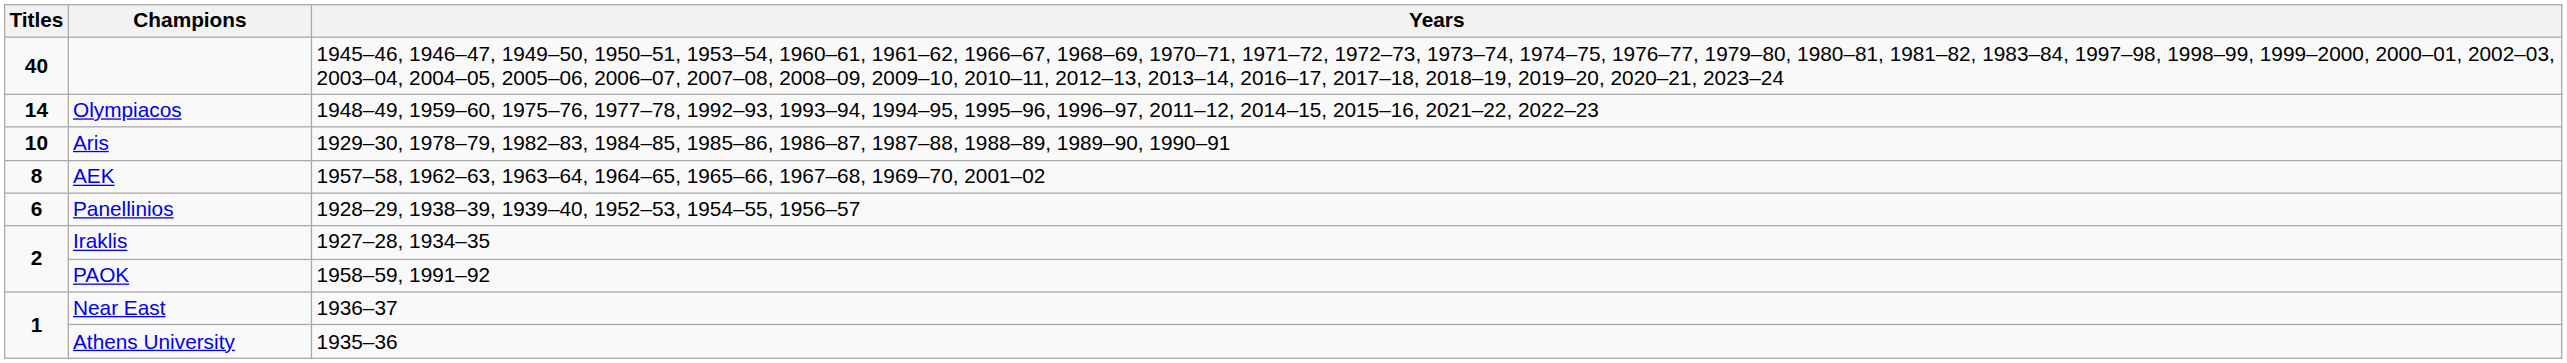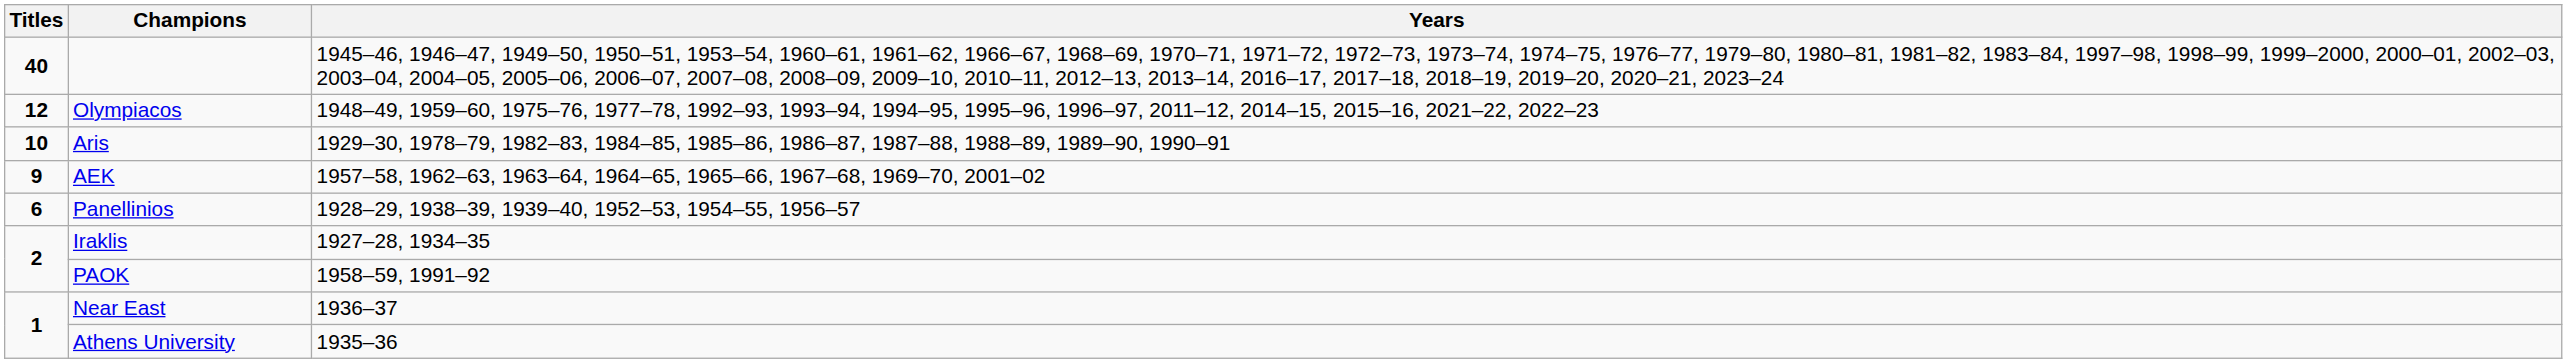(36, 110) 14 -> (36, 110) 12
(36, 176) 8 -> (36, 176) 9
